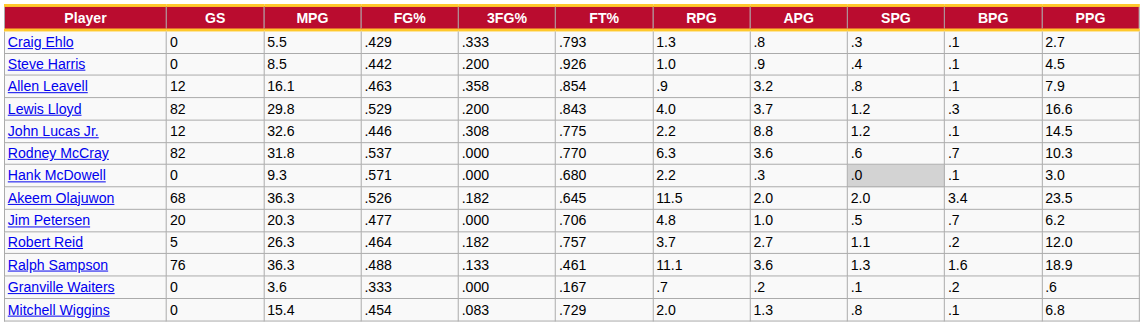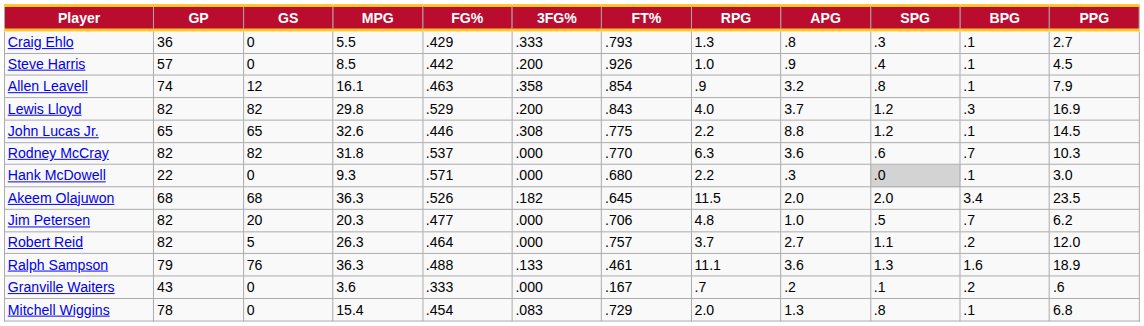+ column: (199, 18)
(1059, 109) 16.6 -> (1067, 109) 16.9
(178, 131) 12 -> (255, 131) 65
(475, 243) .182 -> (529, 243) .000
